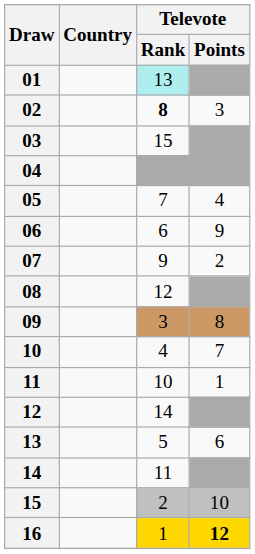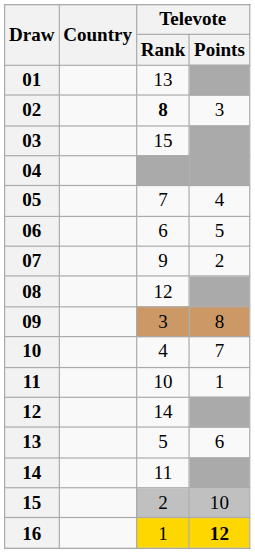(163, 79) paleturquoise background -> (163, 79) no background
(219, 230) 9 -> (219, 230) 5
